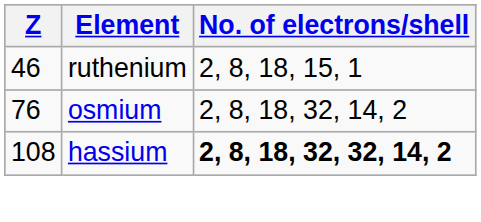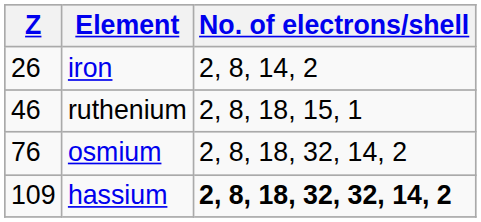+ row: (90, 68)
(33, 152) 108 -> (33, 195) 109
